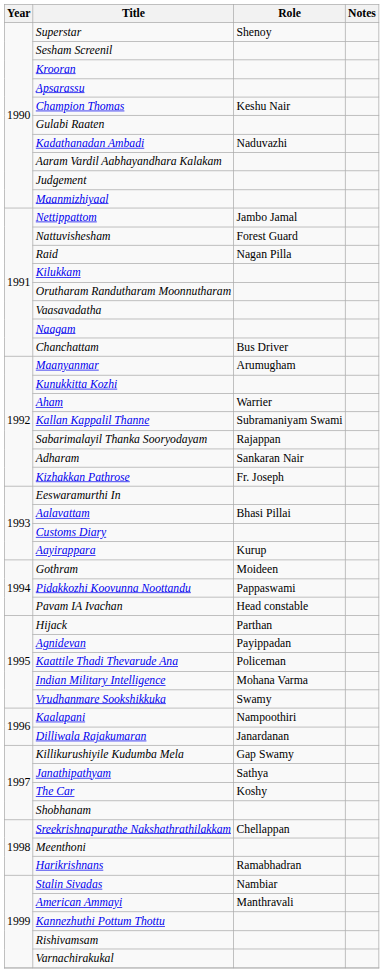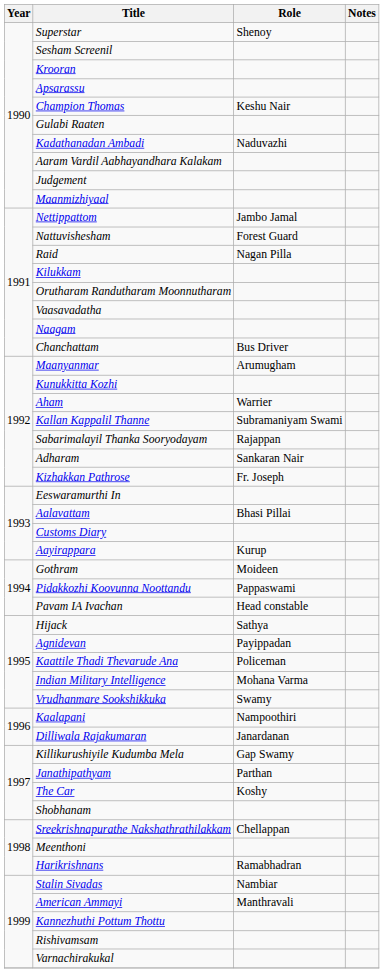(254, 625) Parthan -> (252, 625) Sathya
(252, 773) Sathya -> (254, 773) Parthan
